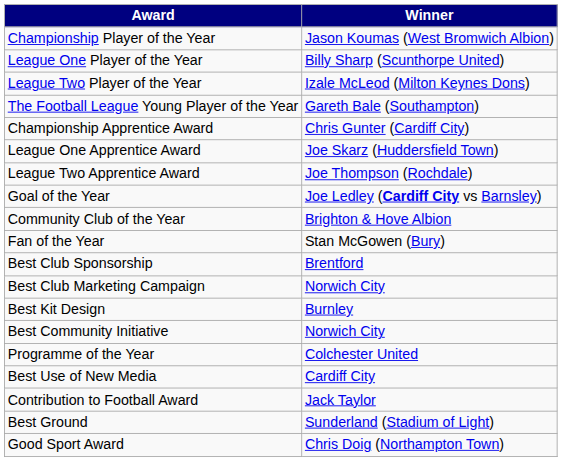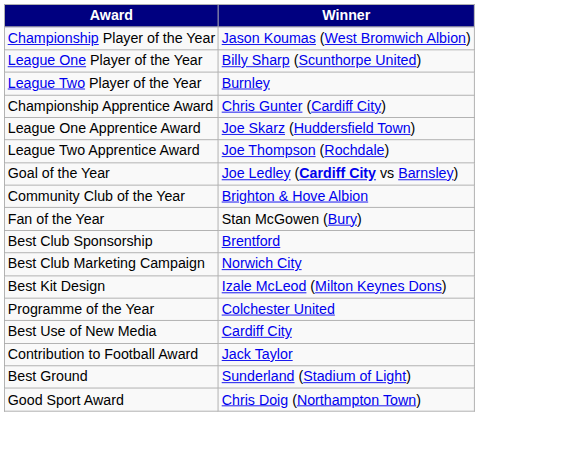(417, 83) Izale McLeod (Milton Keynes Dons) -> (246, 83) Burnley
- row: (153, 106)
(329, 309) Burnley -> (334, 286) Izale McLeod (Milton Keynes Dons)
- row: (88, 331)
